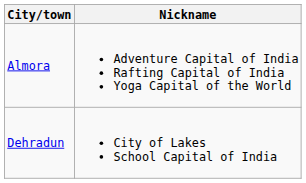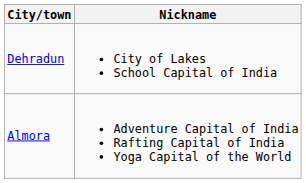rows swapped: (36, 143) <-> (29, 66)
